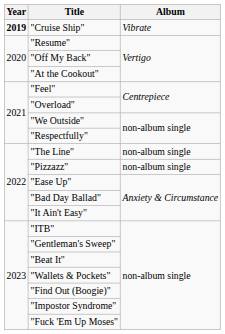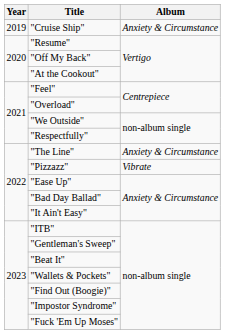(16, 27) bold -> (16, 27) normal
(137, 27) Vibrate -> (170, 27) Anxiety & Circumstance
(157, 151) non-album single -> (170, 151) Anxiety & Circumstance
(157, 167) non-album single -> (137, 167) Vibrate
